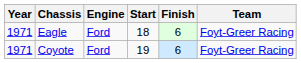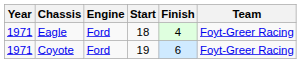(178, 32) 6 -> (178, 32) 4
